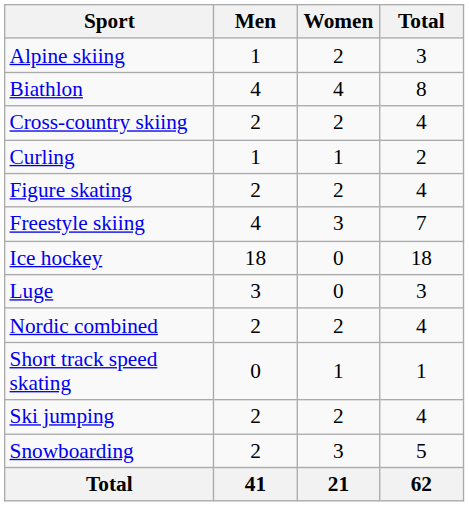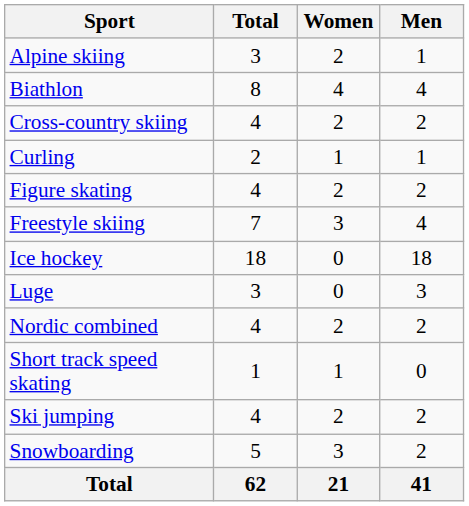columns swapped: (255, 21) <-> (421, 21)
